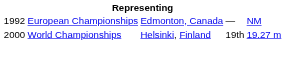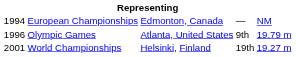(14, 21) 1992 -> (14, 21) 1994
+ row: (62, 34)
(14, 34) 2000 -> (14, 48) 2001
